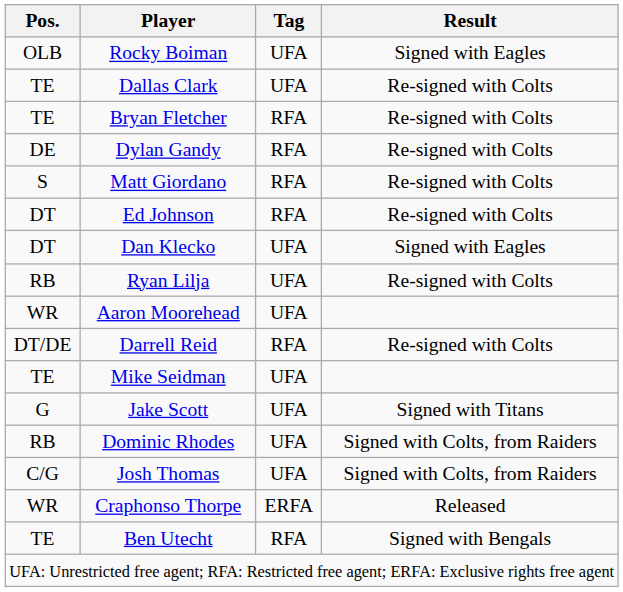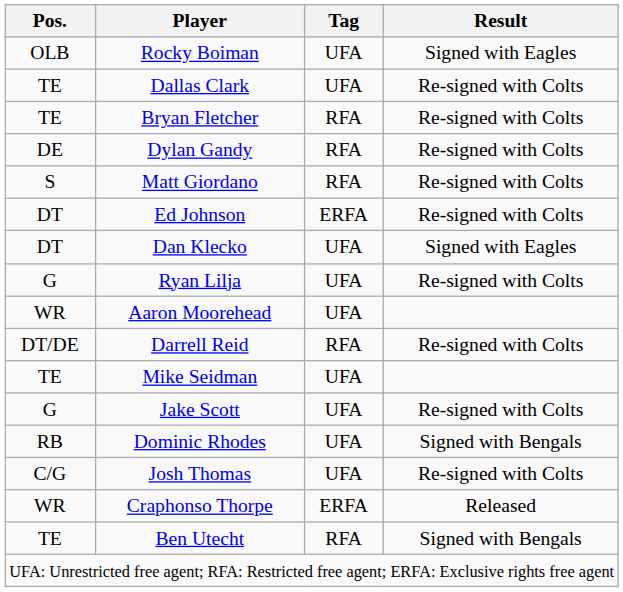(289, 214) RFA -> (344, 214) ERFA
(43, 279) RB -> (50, 279) G
(470, 408) Signed with Titans -> (501, 408) Re-signed with Colts
(470, 440) Signed with Colts, from Raiders -> (501, 440) Signed with Bengals
(470, 473) Signed with Colts, from Raiders -> (501, 473) Re-signed with Colts
